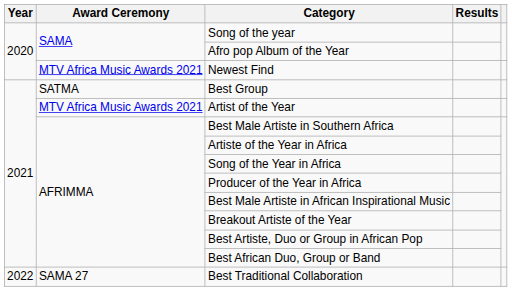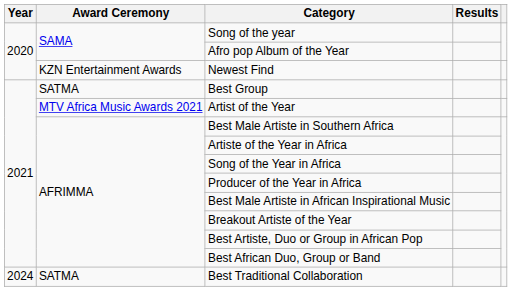(121, 70) MTV Africa Music Awards 2021 -> (110, 70) KZN Entertainment Awards
(20, 276) 2022 -> (20, 276) 2024
(64, 276) SAMA 27 -> (59, 276) SATMA
